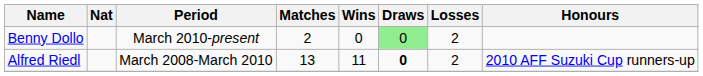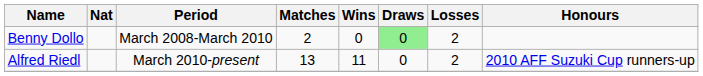(196, 37) March 2010-present -> (196, 37) March 2008-March 2010
(196, 60) March 2008-March 2010 -> (196, 60) March 2010-present
(403, 60) bold -> (403, 60) normal
